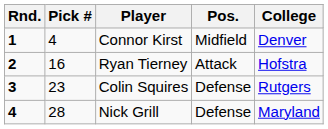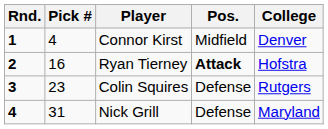(216, 64) normal -> (218, 64) bold
(57, 111) 28 -> (57, 111) 31
